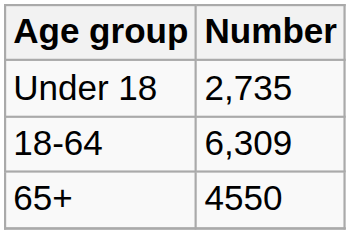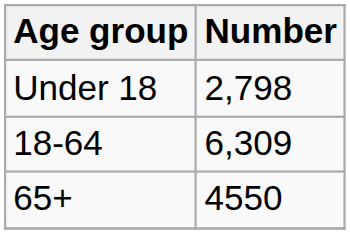(248, 87) 2,735 -> (248, 87) 2,798
